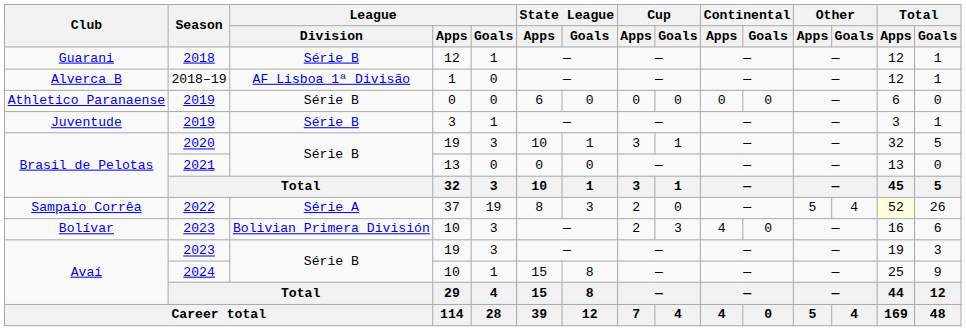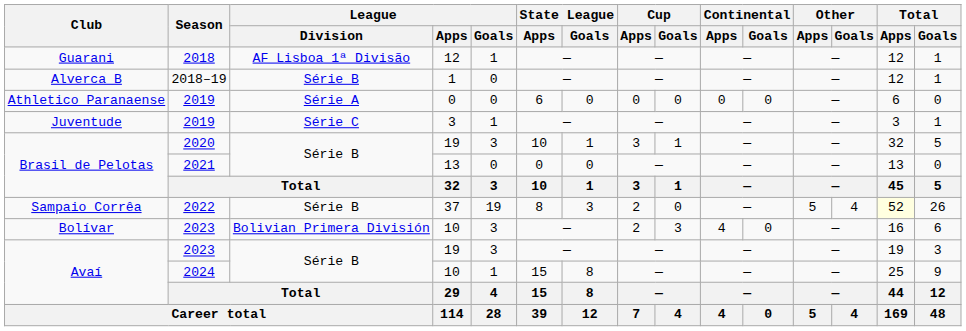(331, 58) Série B -> (331, 58) AF Lisboa 1ª Divisão
(331, 79) AF Lisboa 1ª Divisão -> (331, 79) Série B
(331, 101) Série B -> (331, 101) Série A
(331, 122) Série B -> (331, 122) Série C
(331, 208) Série A -> (331, 208) Série B
